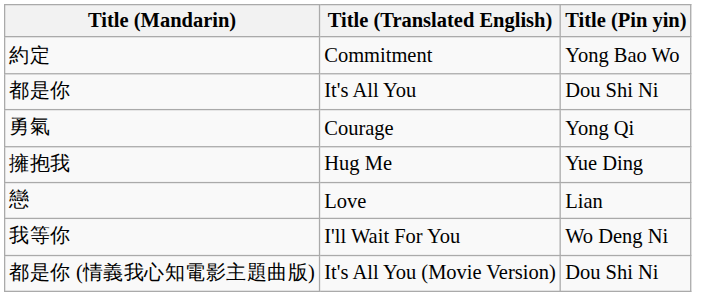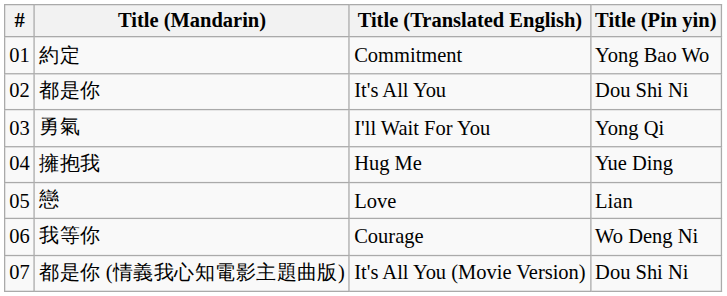+ column: (20, 20)
(359, 127) Courage -> (422, 127) I'll Wait For You
(392, 236) I'll Wait For You -> (389, 236) Courage
